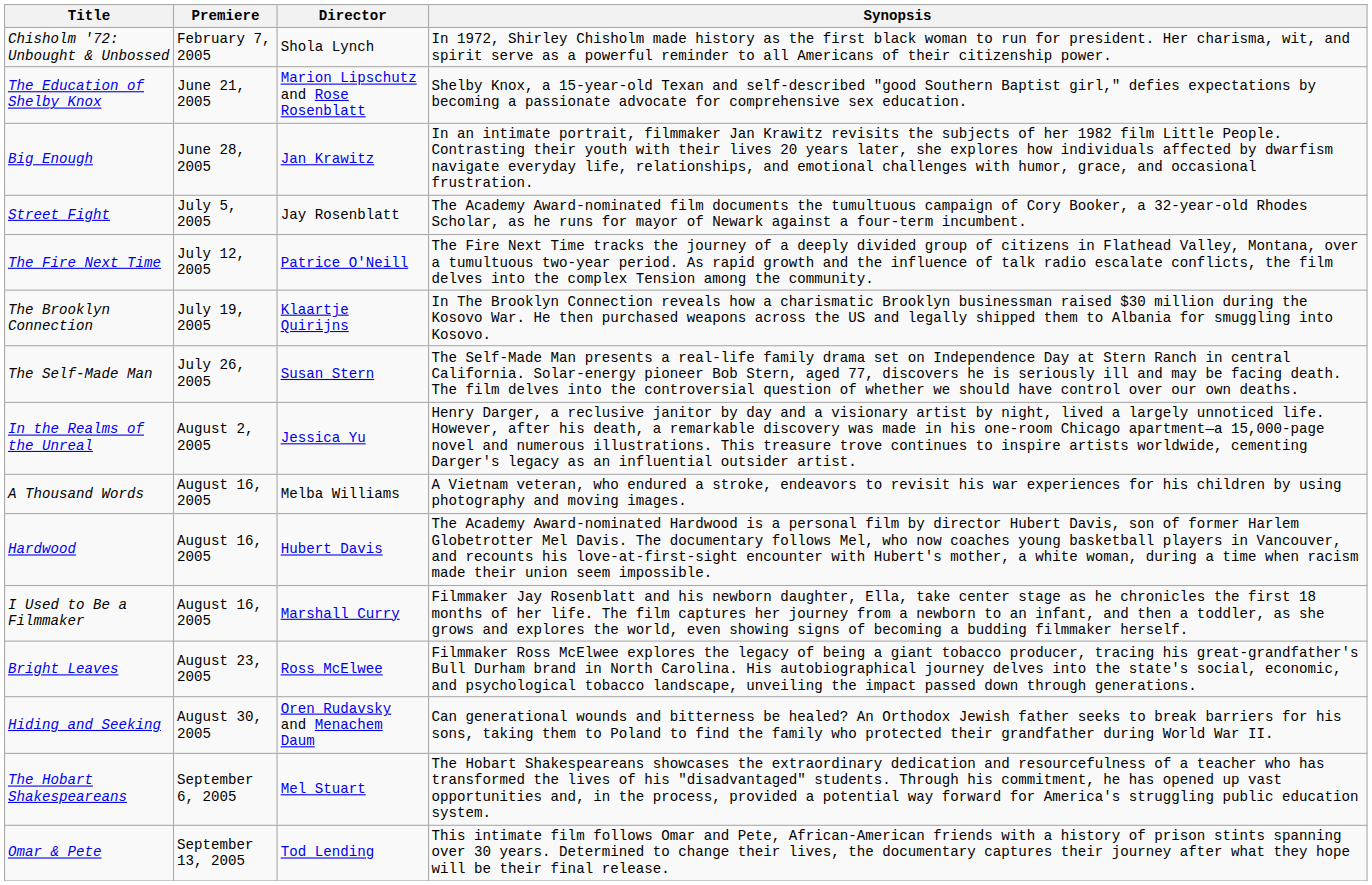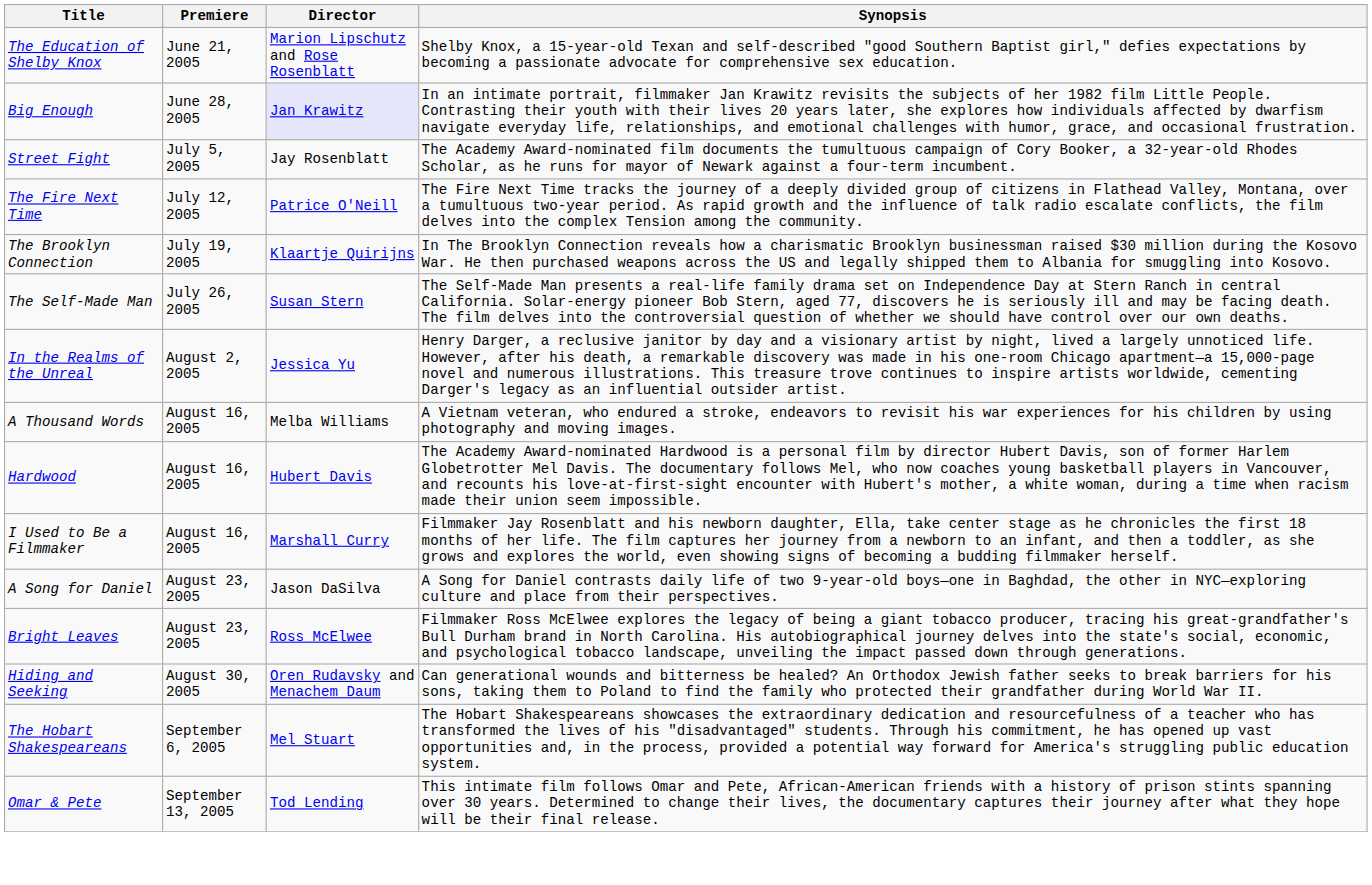- row: (89, 47)
(327, 159) no background -> (317, 111) lavender background
+ row: (80, 589)
